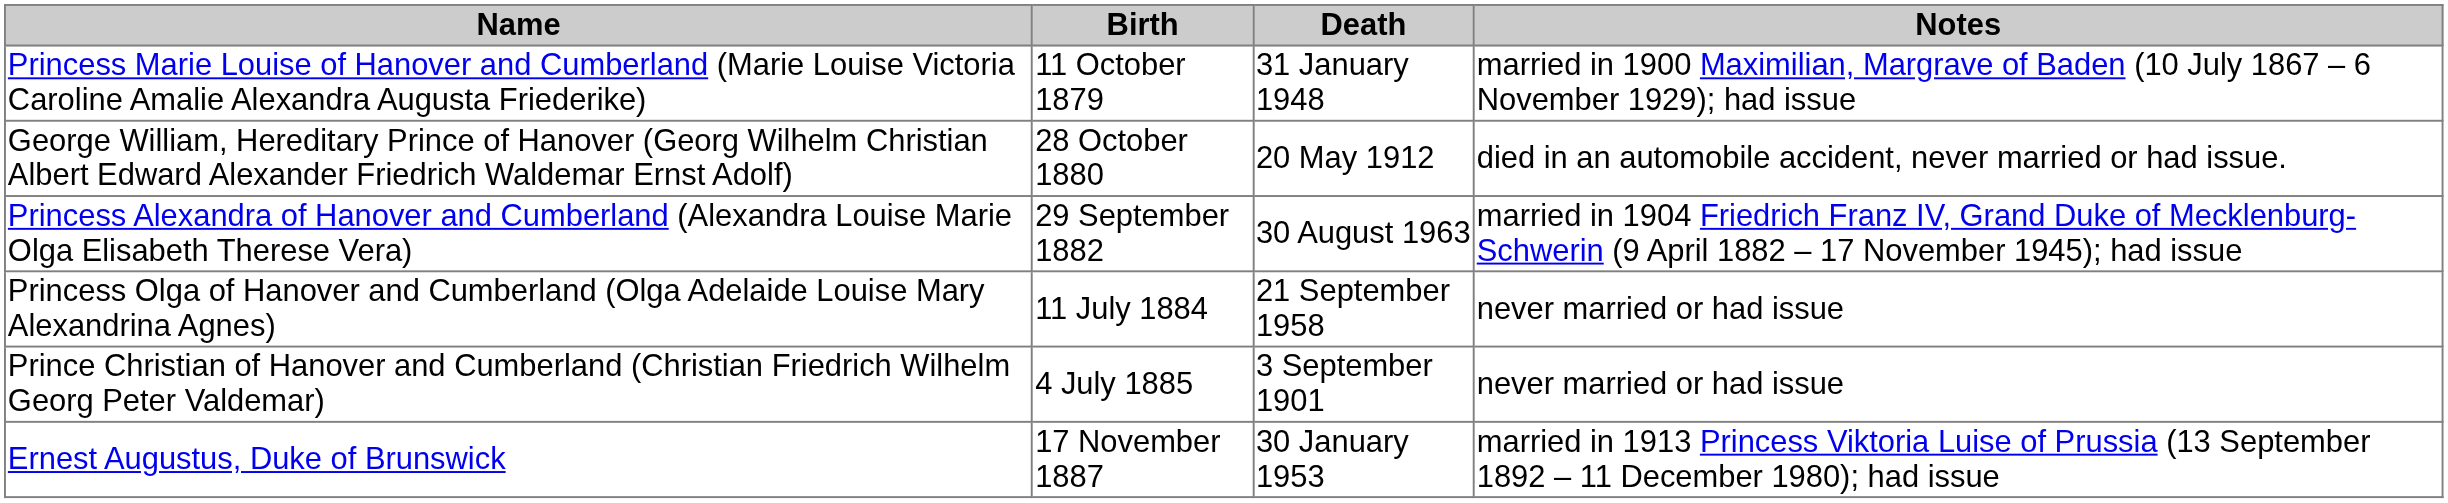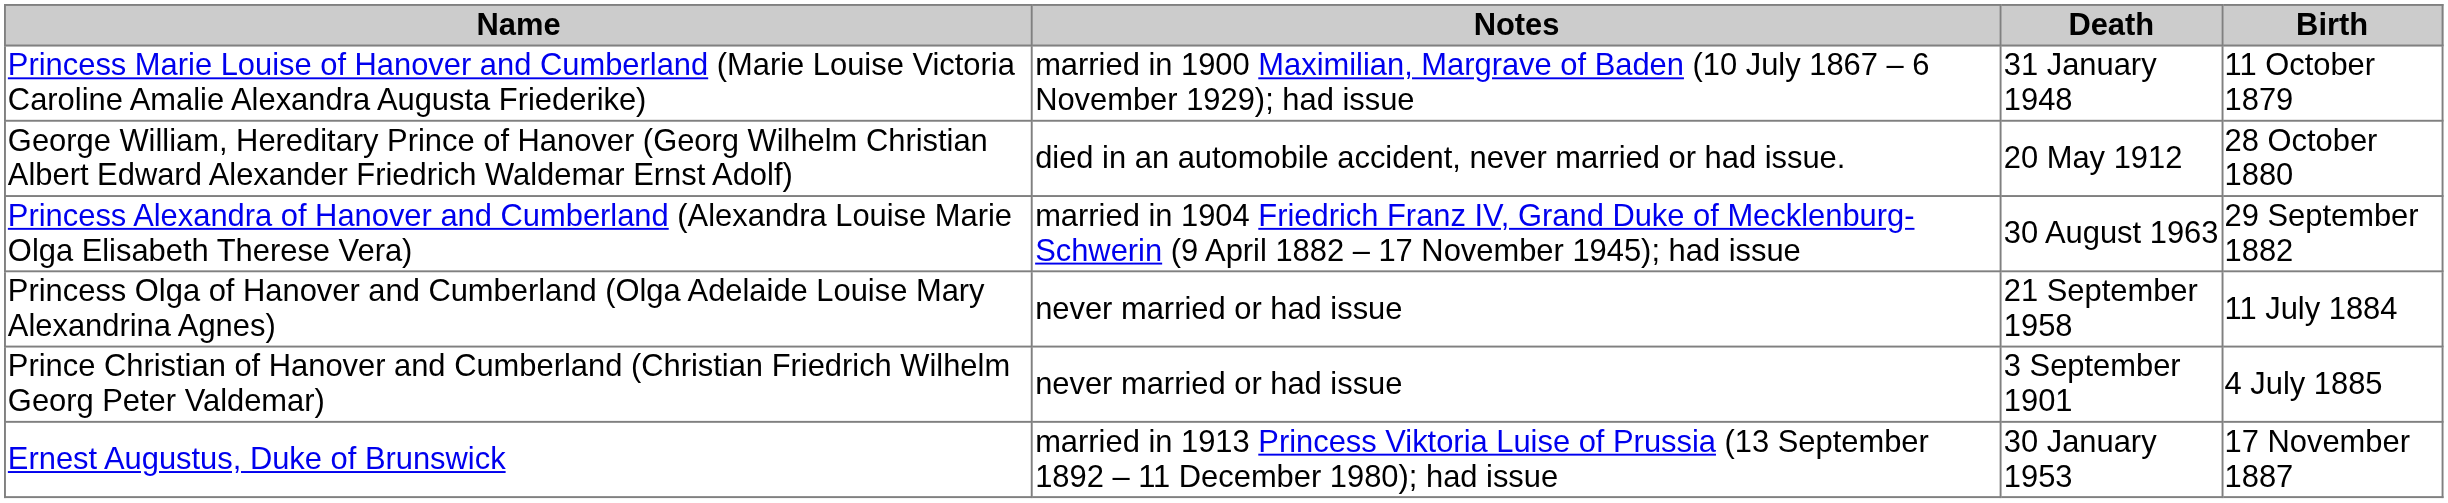columns swapped: (1143, 24) <-> (1958, 24)
